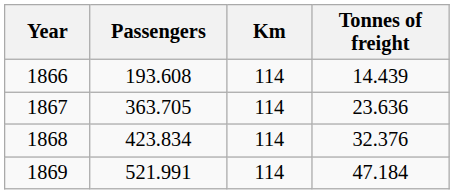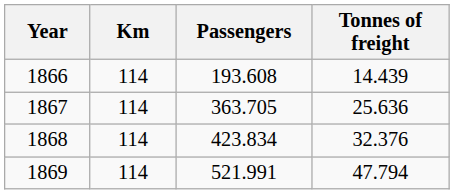columns swapped: (269, 32) <-> (158, 32)
(380, 107) 23.636 -> (380, 107) 25.636
(380, 172) 47.184 -> (380, 172) 47.794
